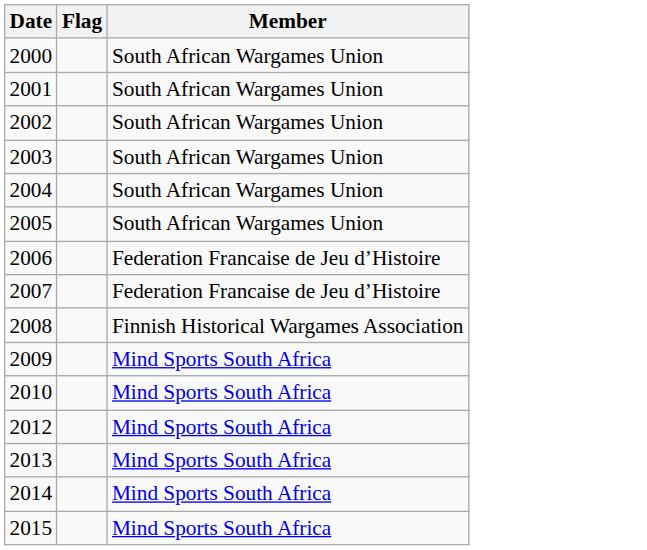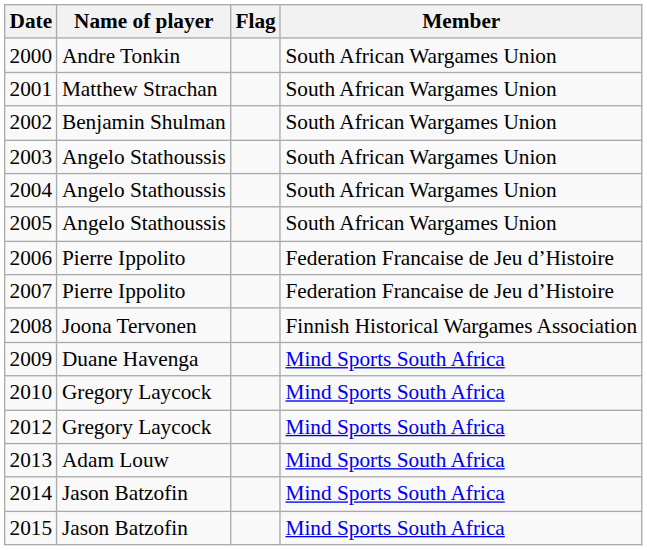+ column: (144, 21)
